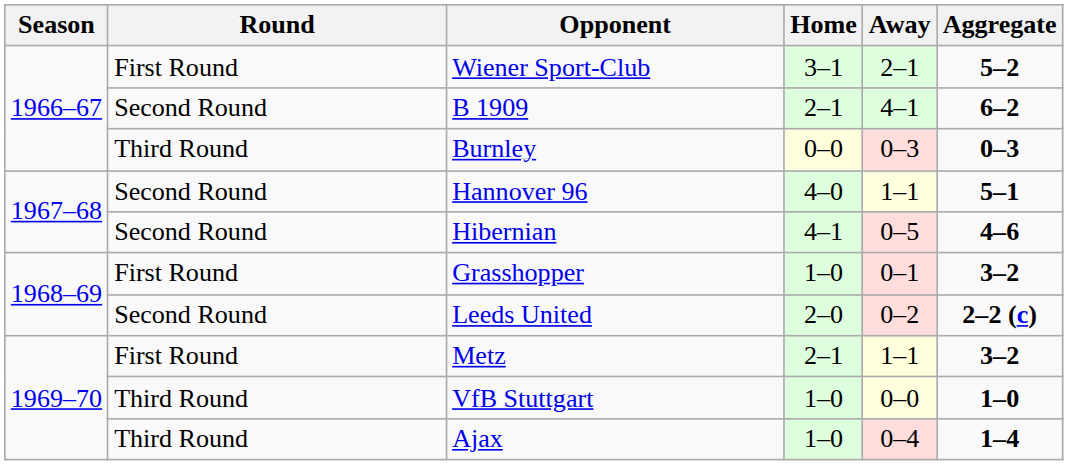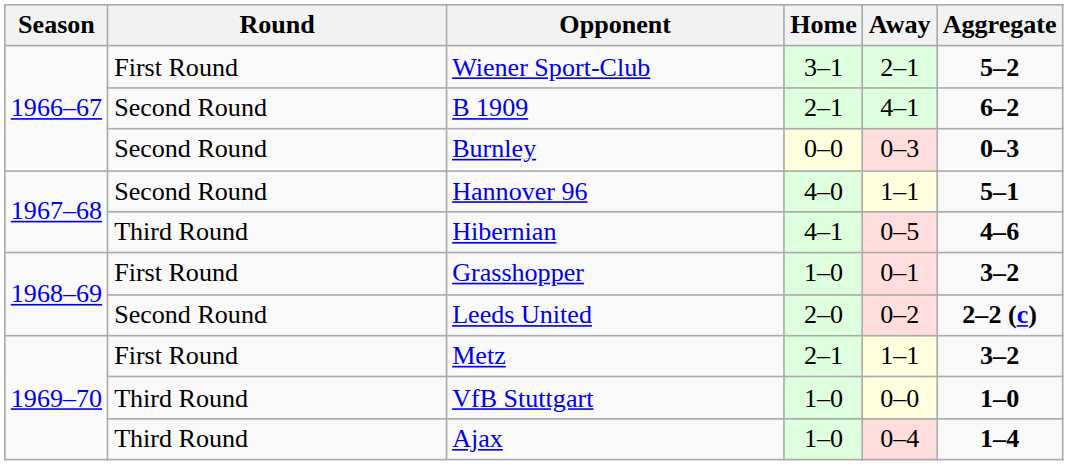(181, 149) Third Round -> (191, 149) Second Round
(191, 231) Second Round -> (181, 231) Third Round
